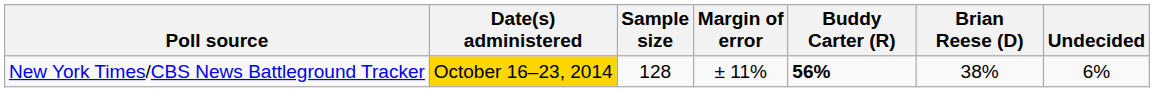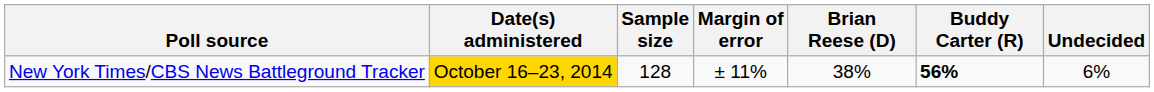columns swapped: (852, 30) <-> (980, 30)
